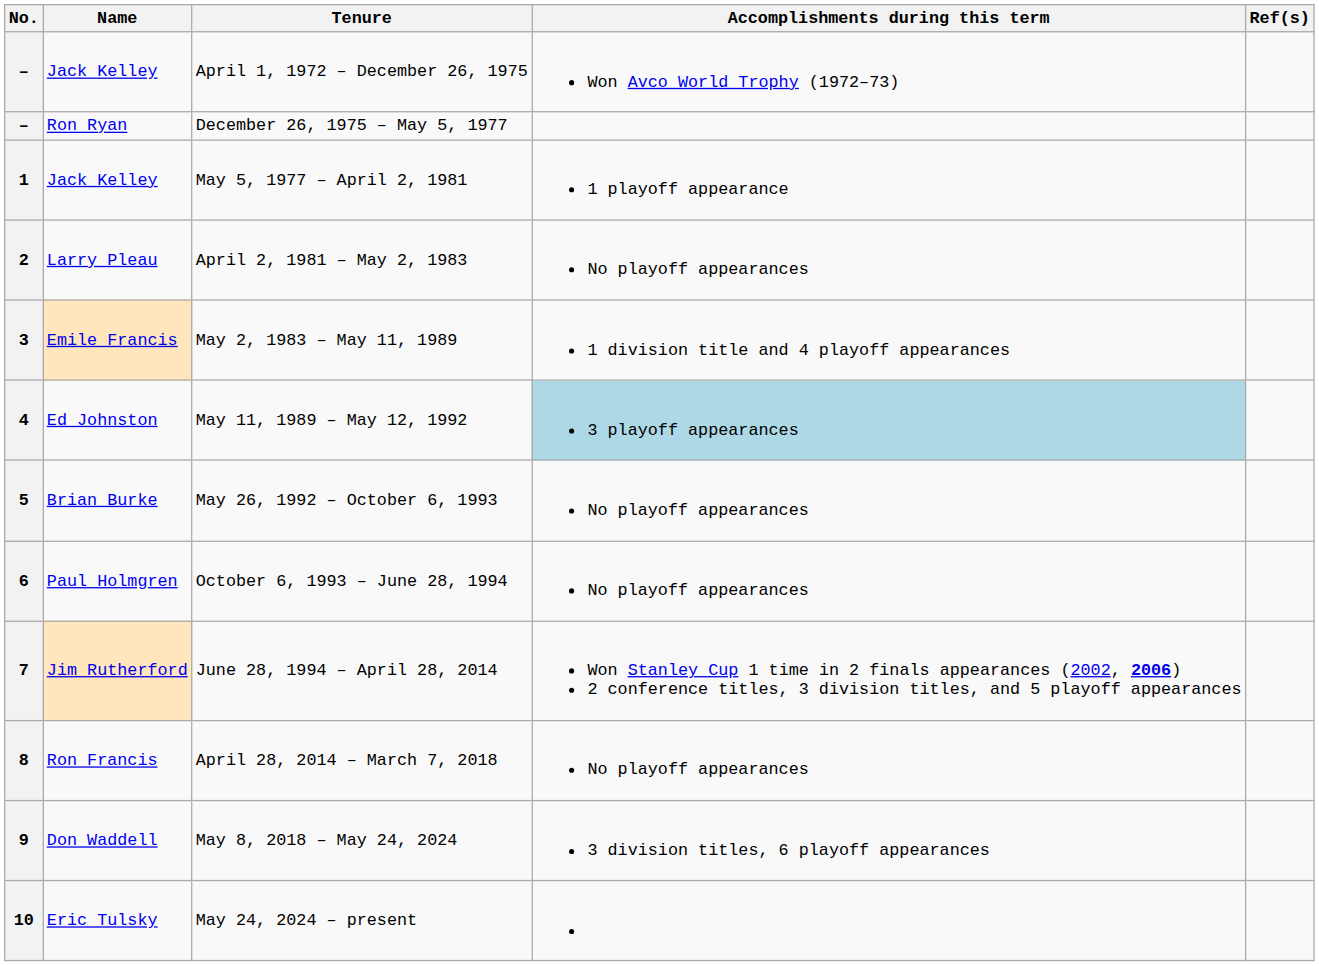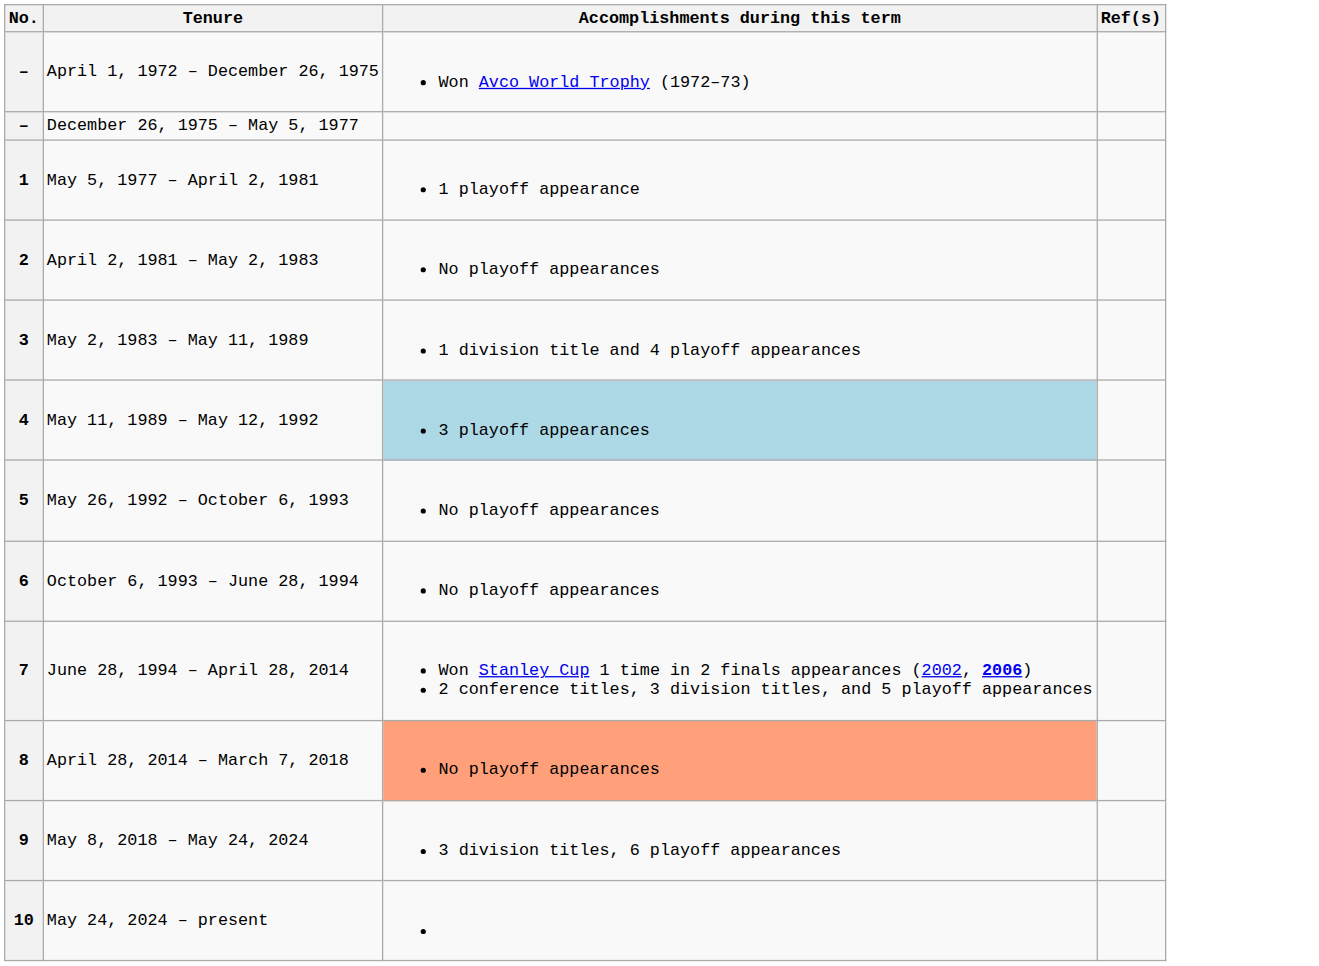- column: (117, 18)
(889, 770) no background -> (740, 770) lightsalmon background
